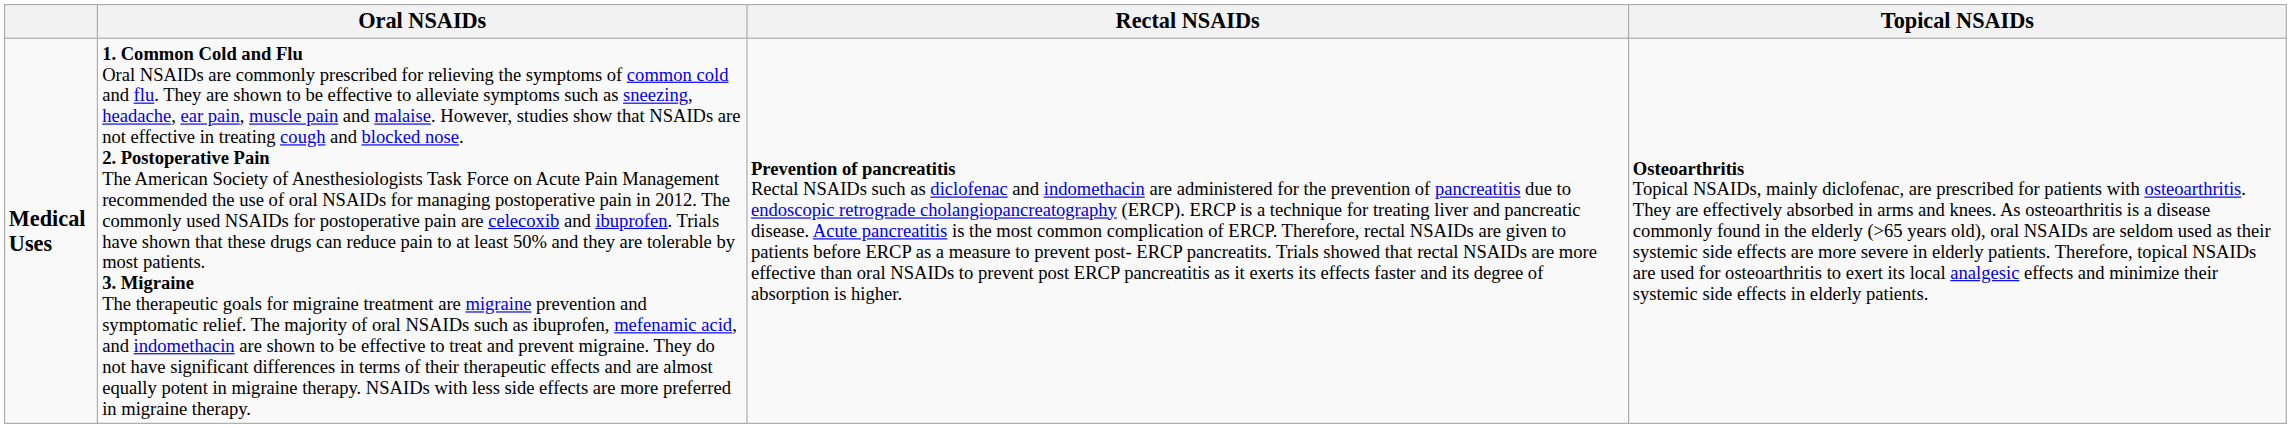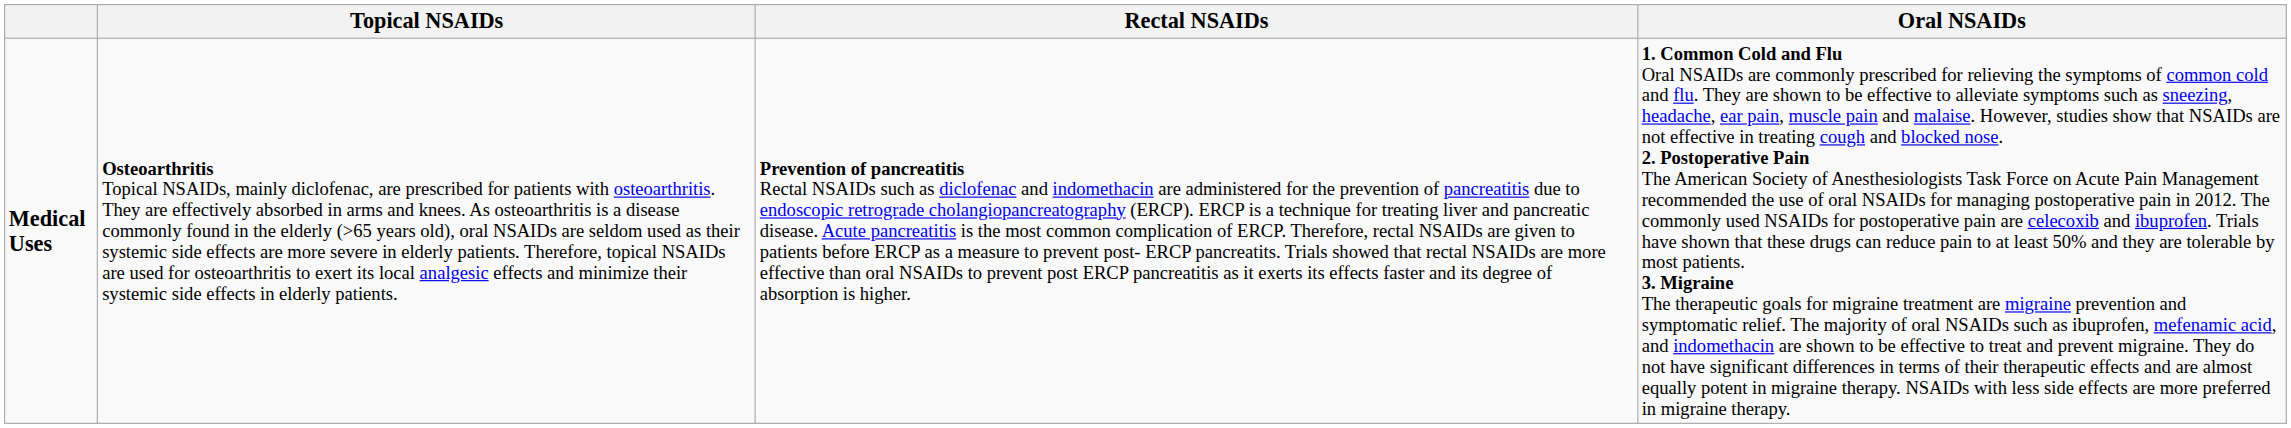columns swapped: (422, 21) <-> (1957, 21)
